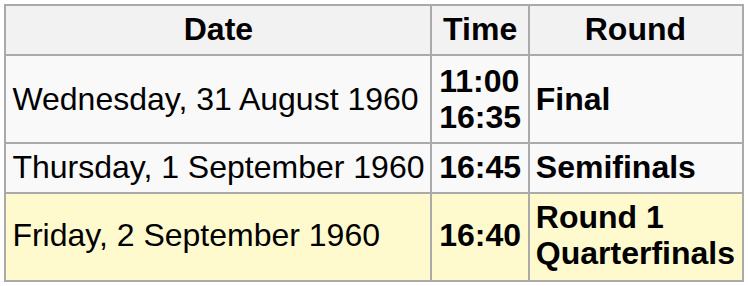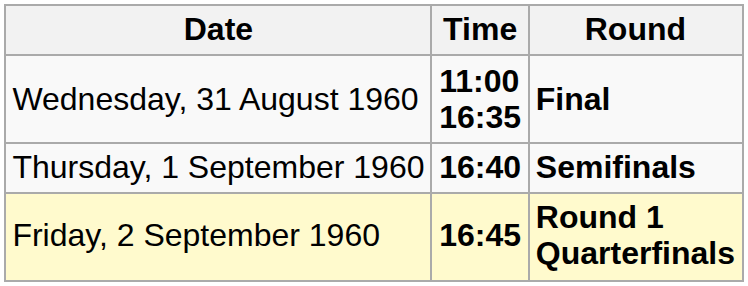(480, 167) 16:45 -> (480, 167) 16:40
(480, 236) 16:40 -> (480, 236) 16:45
